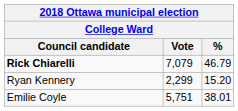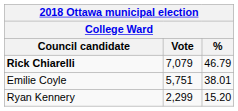rows swapped: (37, 98) <-> (41, 81)
